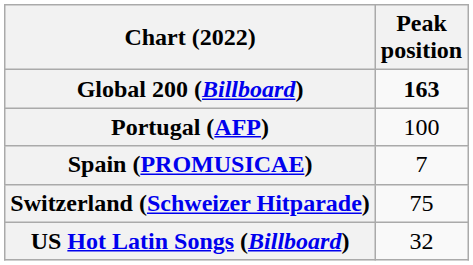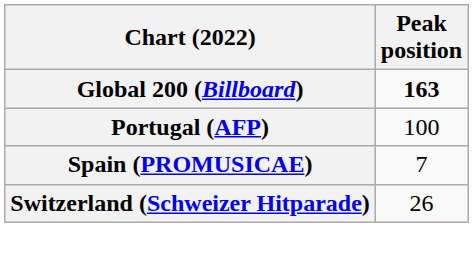(422, 202) 75 -> (422, 202) 26
- row: (190, 240)
